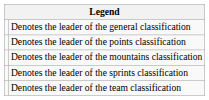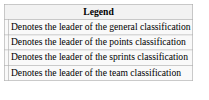- row: (107, 57)
